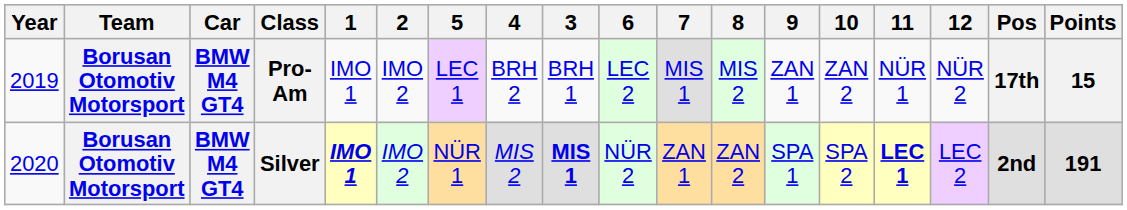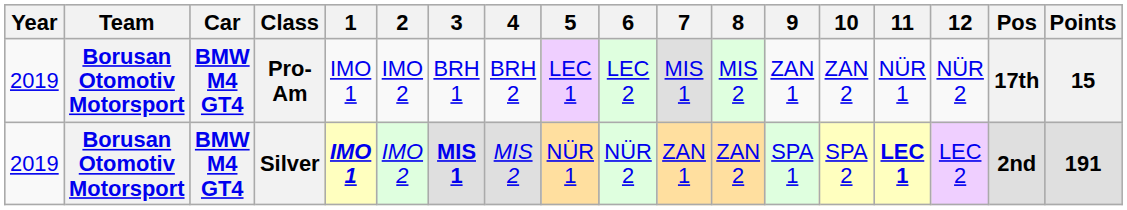columns swapped: (571, 22) <-> (457, 22)
(34, 163) 2020 -> (34, 163) 2019
